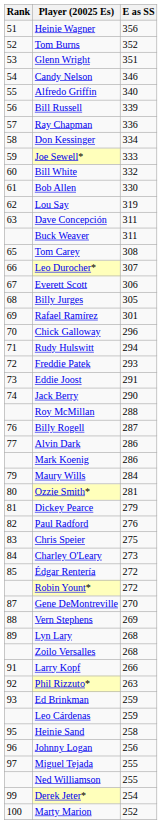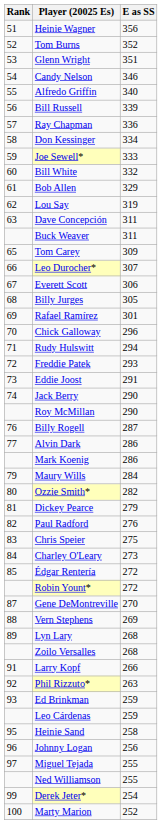(130, 188) 330 -> (130, 188) 329
(130, 252) 308 -> (130, 252) 309
(130, 412) 288 -> (130, 412) 290
(130, 492) 281 -> (130, 492) 282
